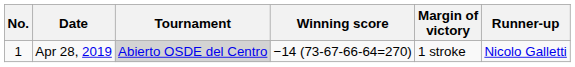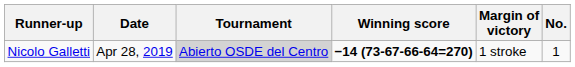columns swapped: (18, 23) <-> (526, 23)
(343, 51) normal -> (404, 51) bold
